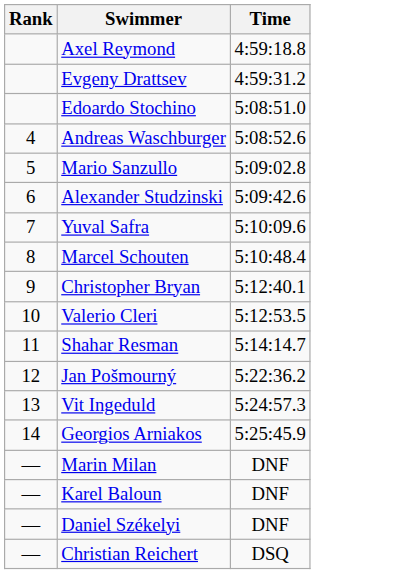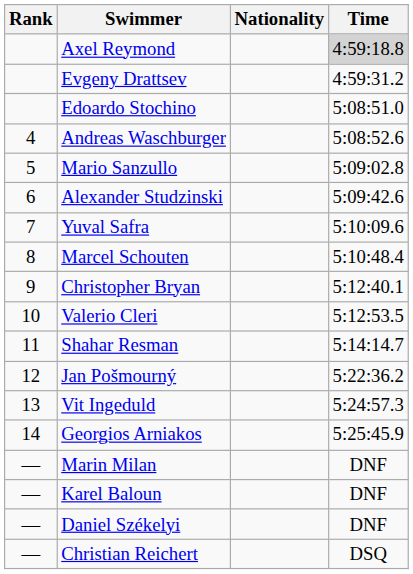+ column: (279, 19)
(270, 49) no background -> (368, 49) lightgrey background
